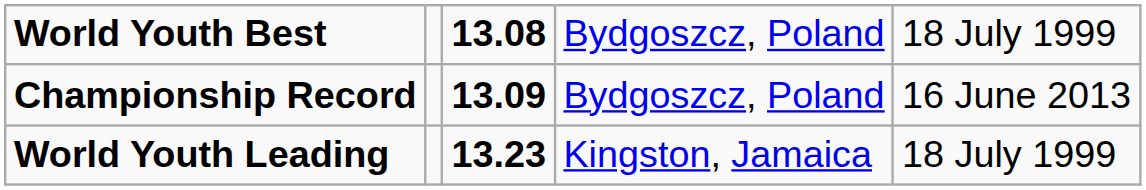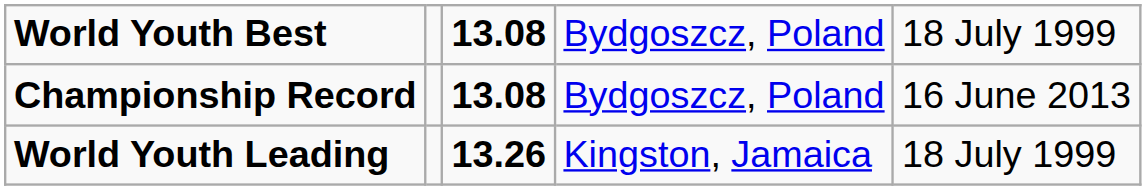(499, 94) 13.09 -> (499, 94) 13.08
(499, 154) 13.23 -> (499, 154) 13.26
